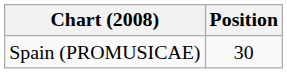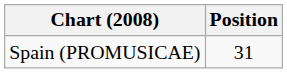(244, 51) 30 -> (244, 51) 31
